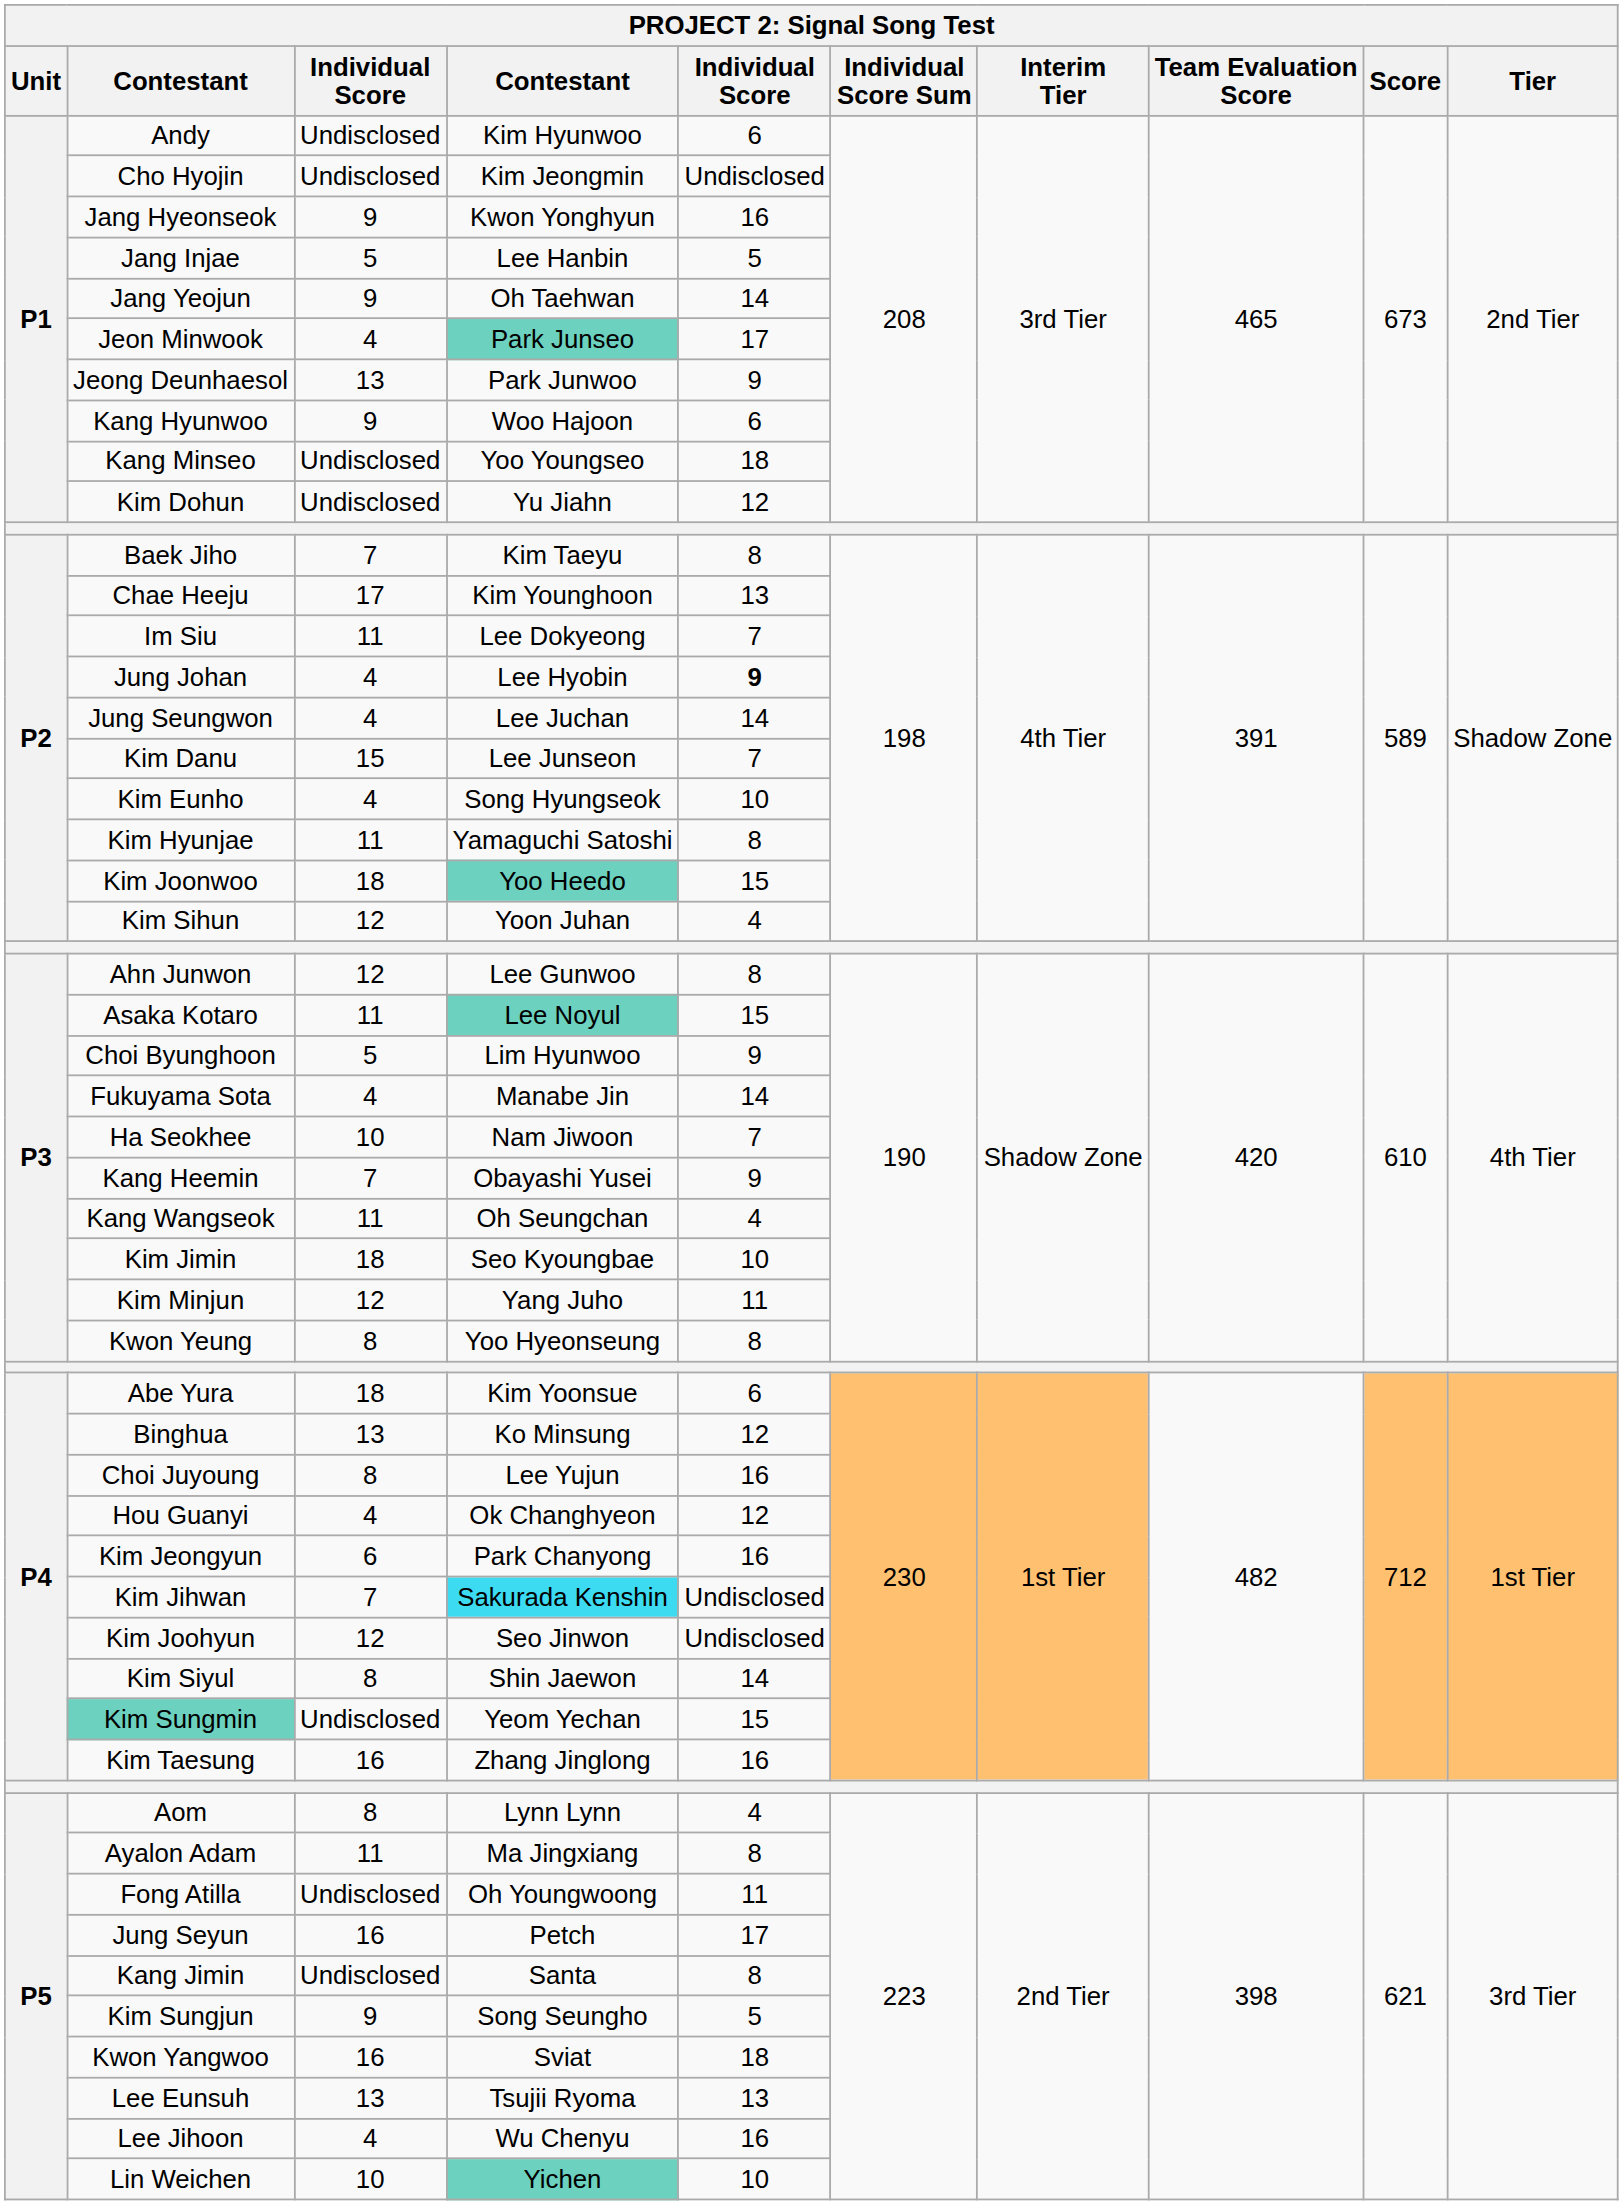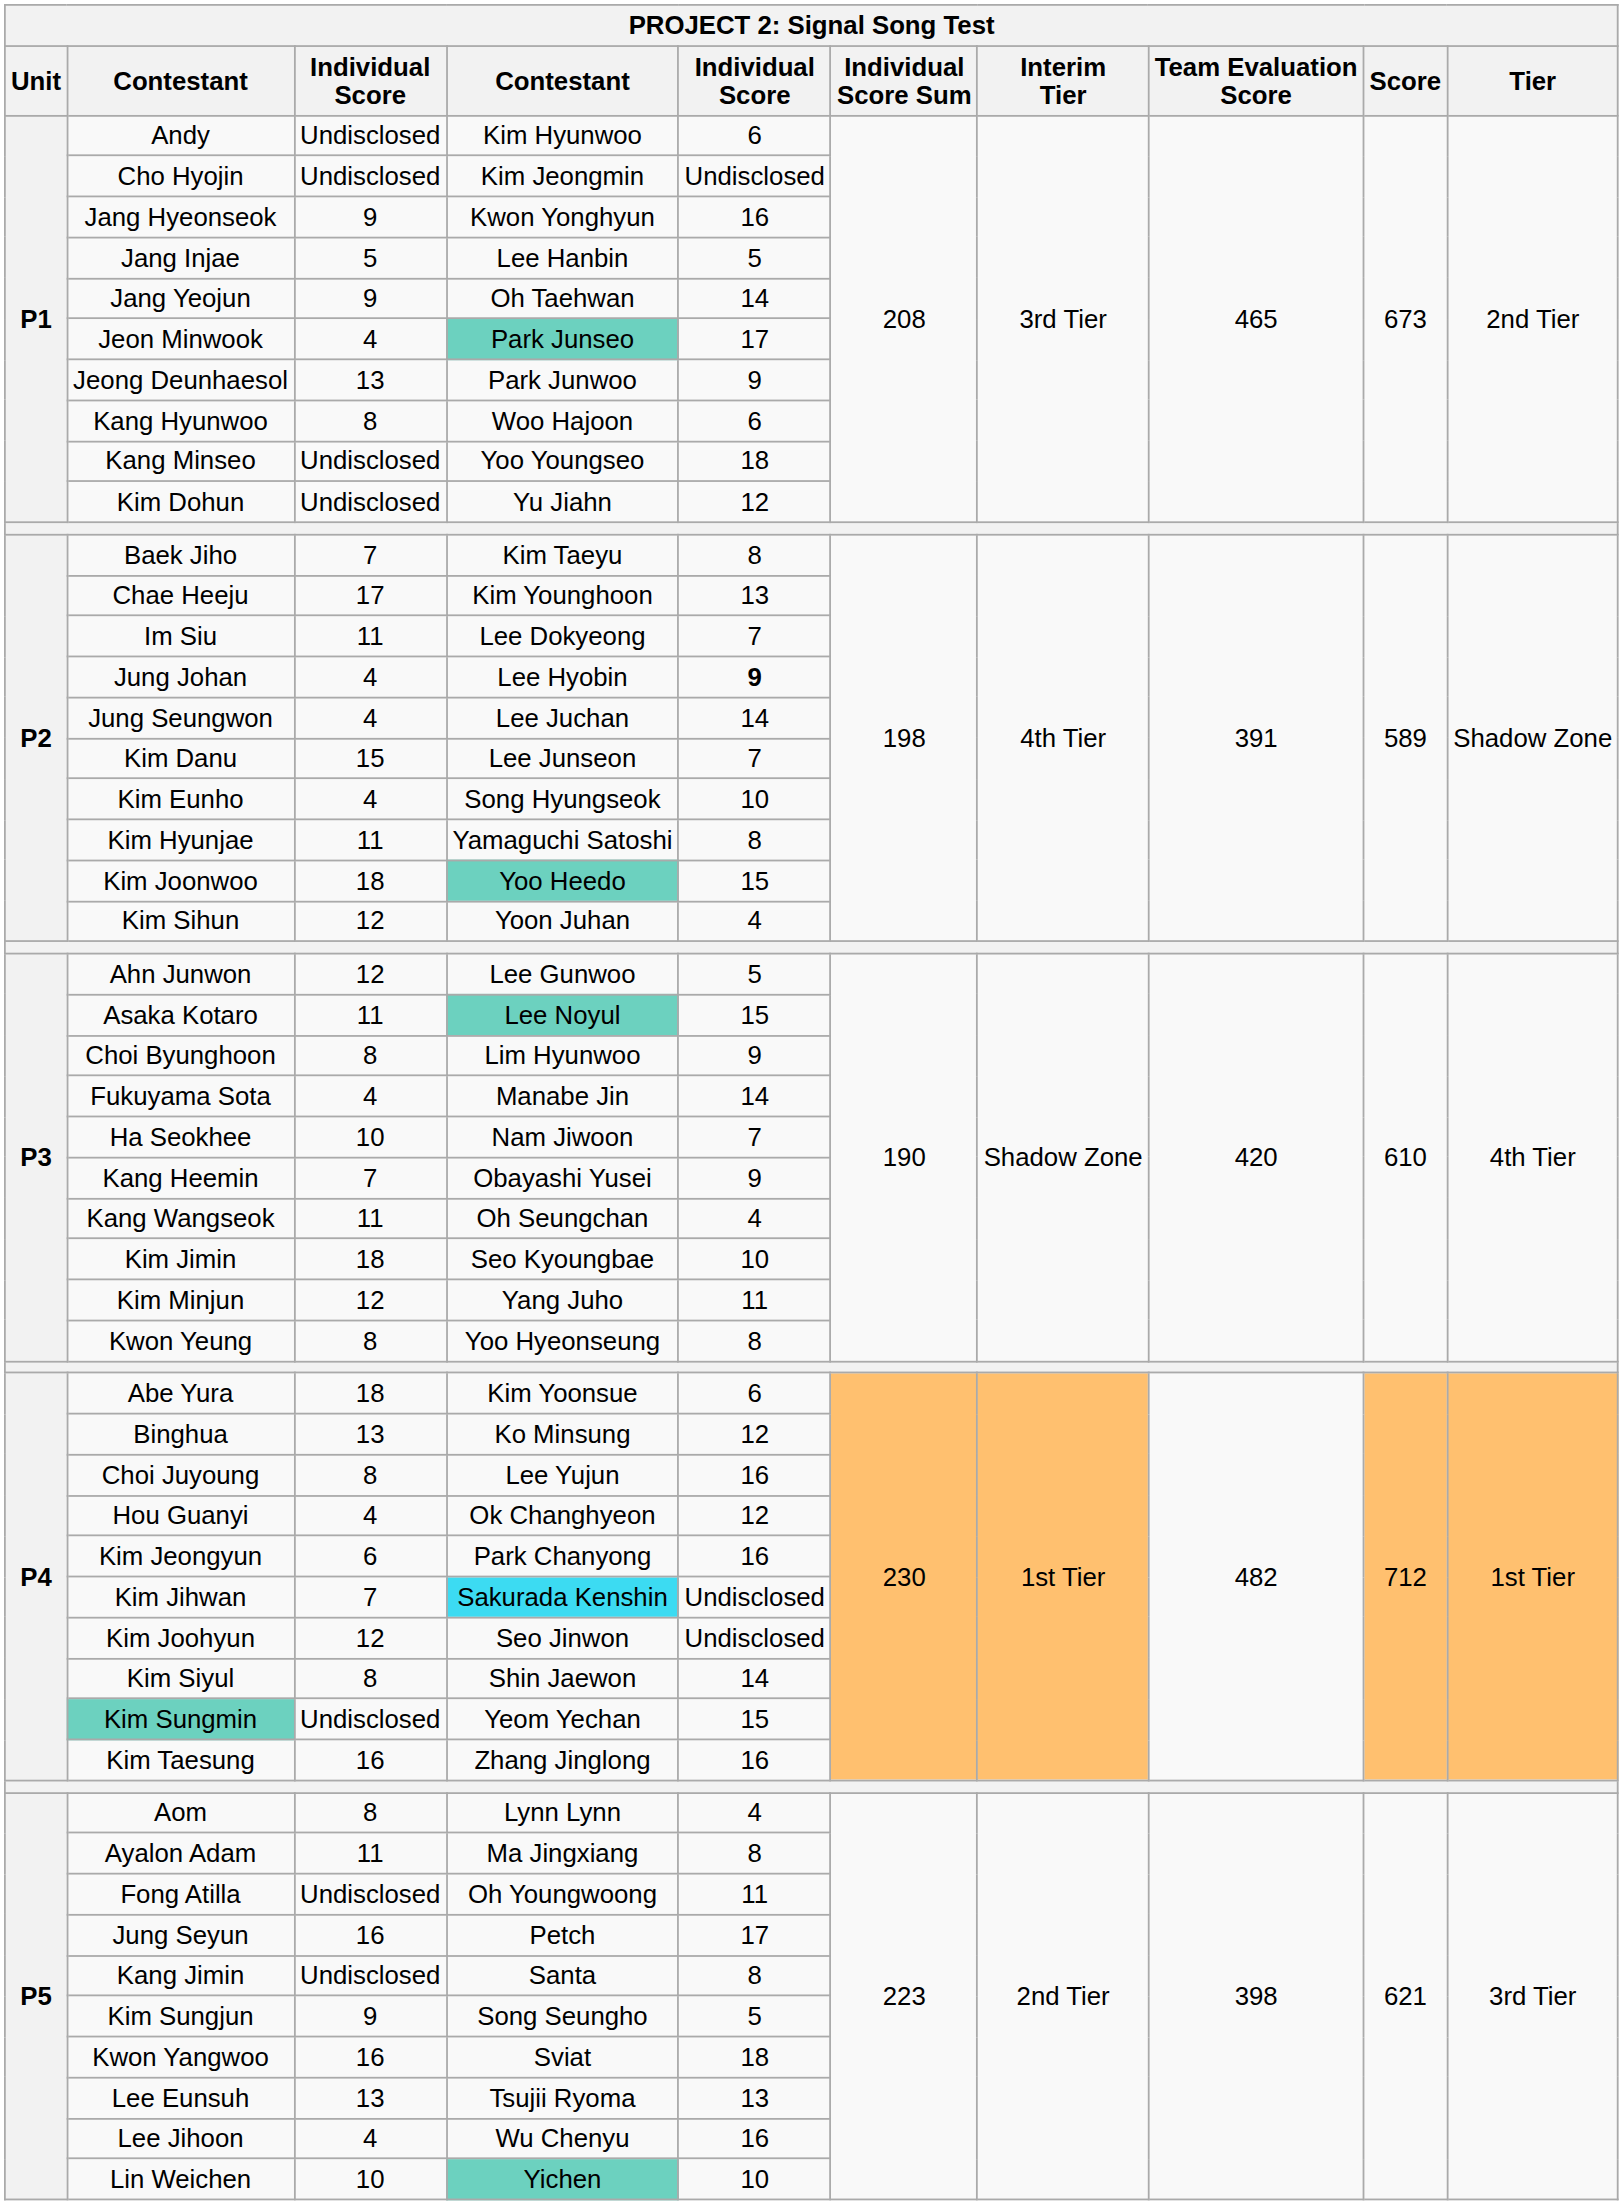(370, 421) 9 -> (370, 421) 8
(755, 974) 8 -> (755, 974) 5
(370, 1056) 5 -> (370, 1056) 8
